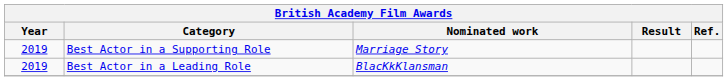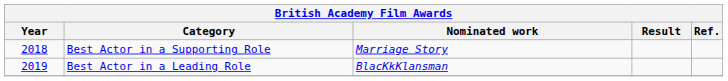(34, 49) 2019 -> (34, 49) 2018
